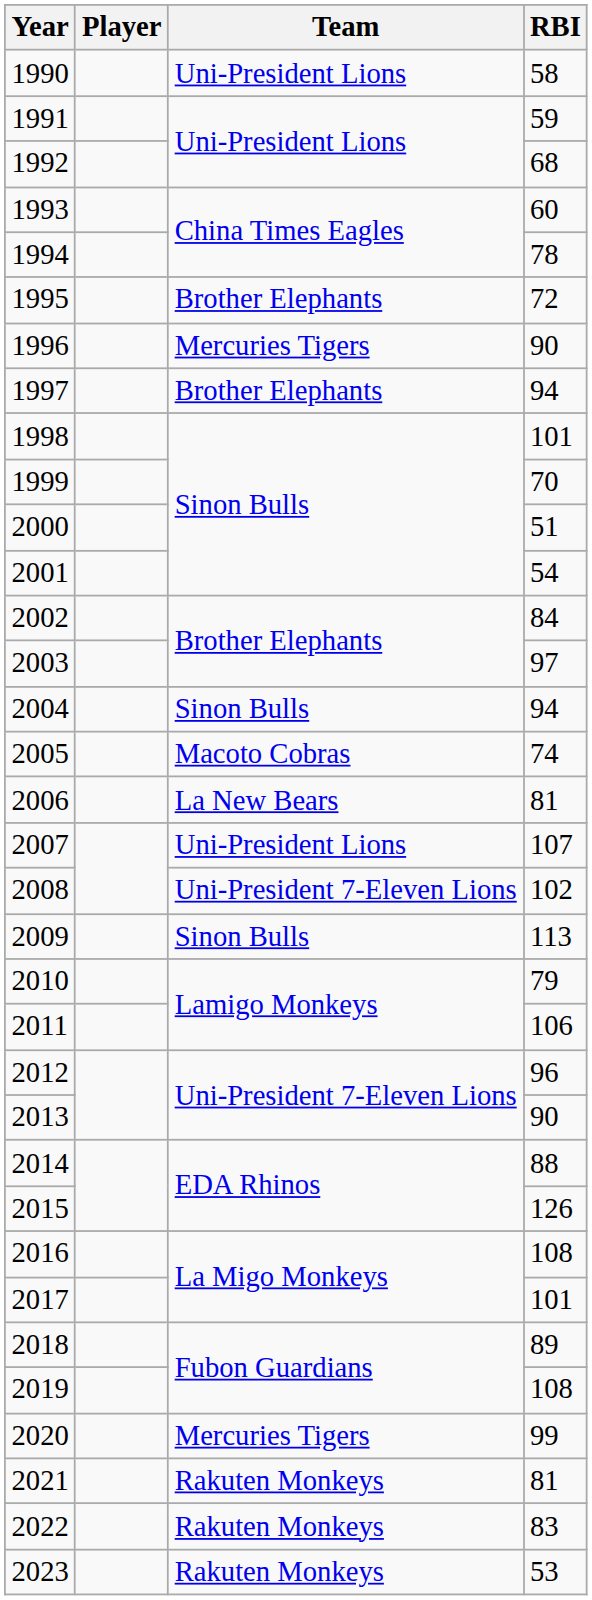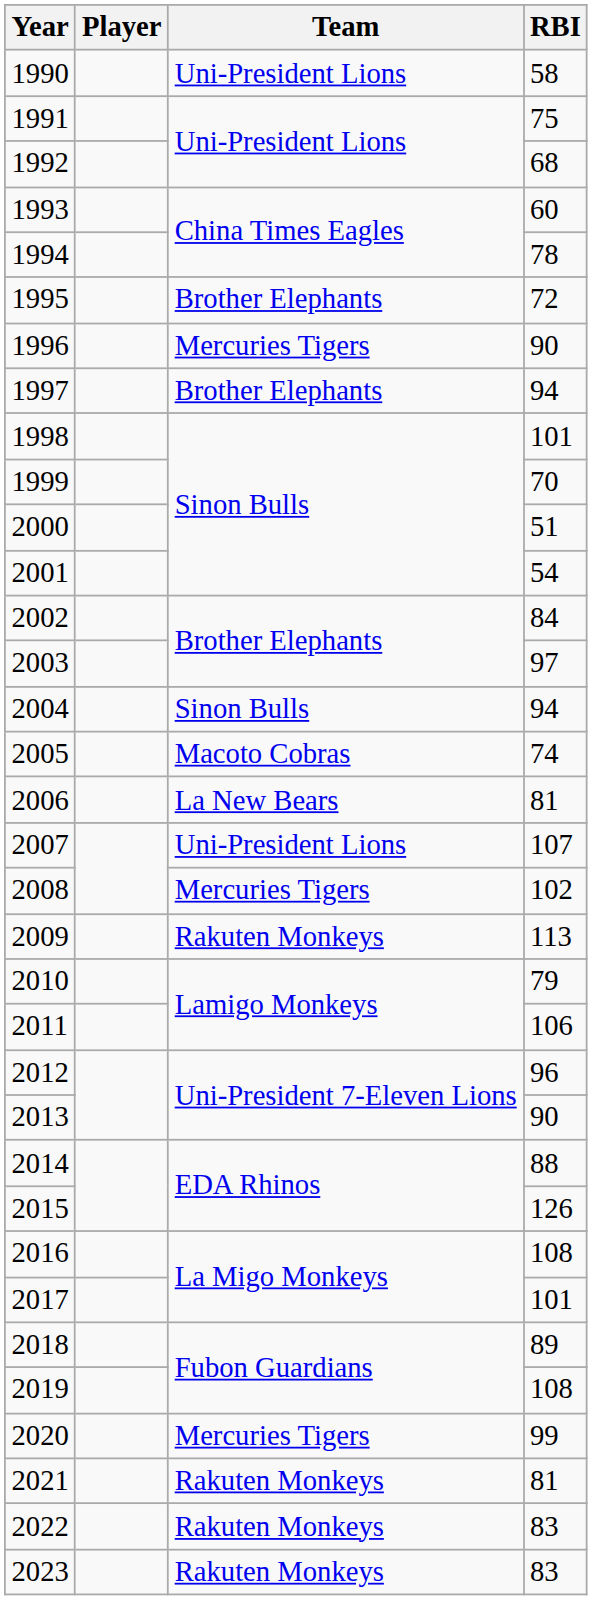(544, 118) 59 -> (544, 118) 75
(346, 890) Uni-President 7-Eleven Lions -> (272, 890) Mercuries Tigers
(242, 935) Sinon Bulls -> (279, 935) Rakuten Monkeys
(544, 1571) 53 -> (544, 1571) 83
